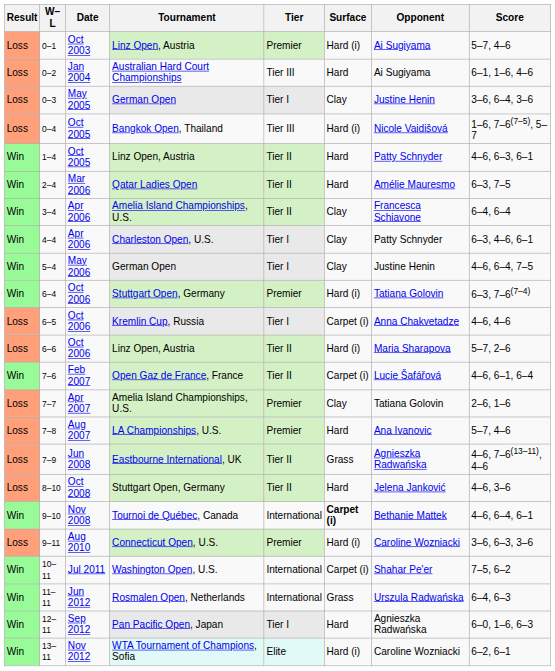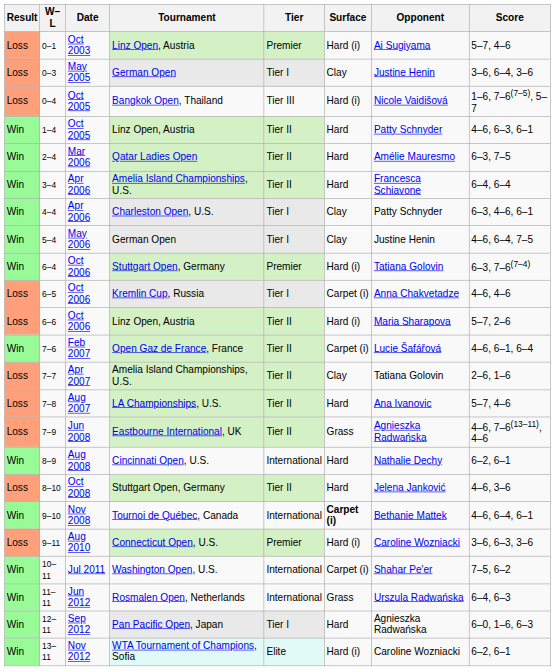- row: (49, 73)
(337, 212) Clay -> (337, 184) Hard
(284, 403) Premier -> (279, 376) Tier II
(284, 430) Premier -> (279, 403) Tier II
+ row: (49, 461)
